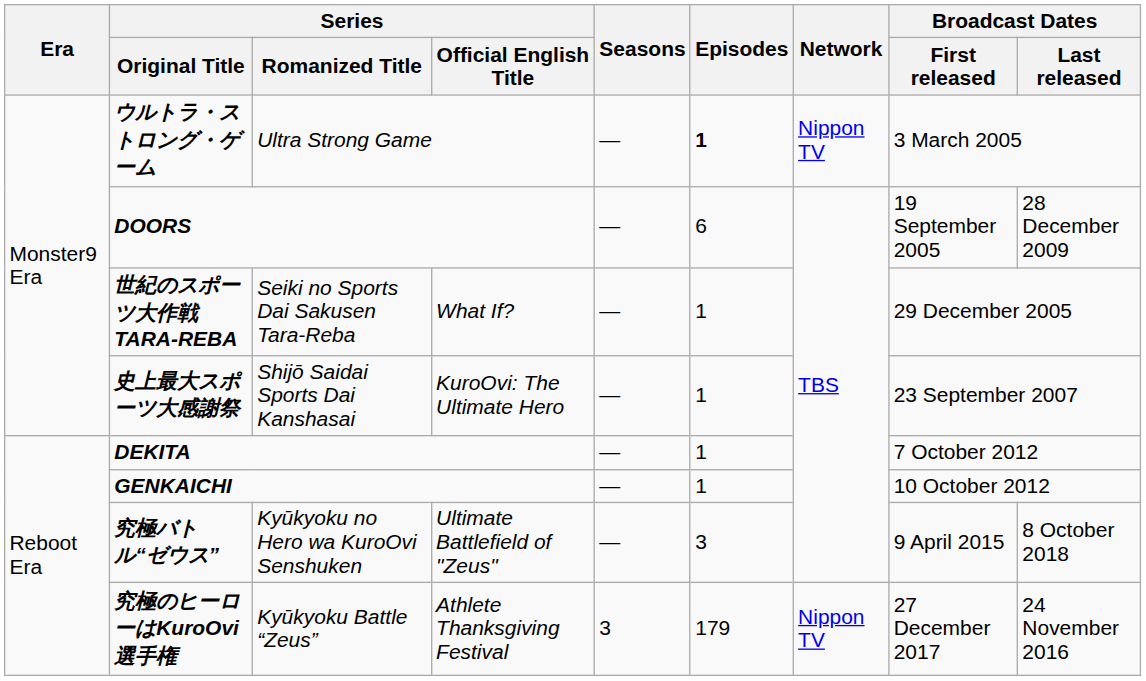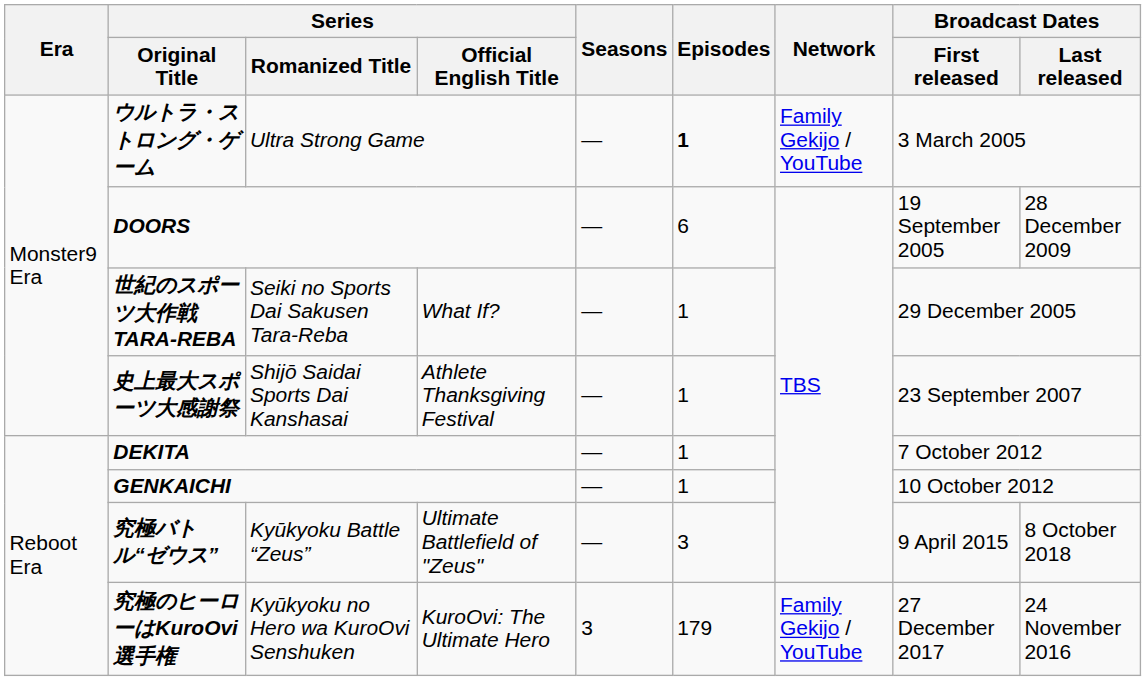(831, 140) Nippon TV -> (821, 140) Family Gekijo / YouTube
(500, 395) KuroOvi: The Ultimate Hero -> (483, 395) Athlete Thanksgiving Festival
(337, 542) Kyūkyoku no Hero wa KuroOvi Senshuken -> (325, 542) Kyūkyoku Battle “Zeus”
(332, 628) Kyūkyoku Battle “Zeus” -> (330, 628) Kyūkyoku no Hero wa KuroOvi Senshuken
(498, 628) Athlete Thanksgiving Festival -> (486, 628) KuroOvi: The Ultimate Hero
(831, 628) Nippon TV -> (821, 628) Family Gekijo / YouTube
